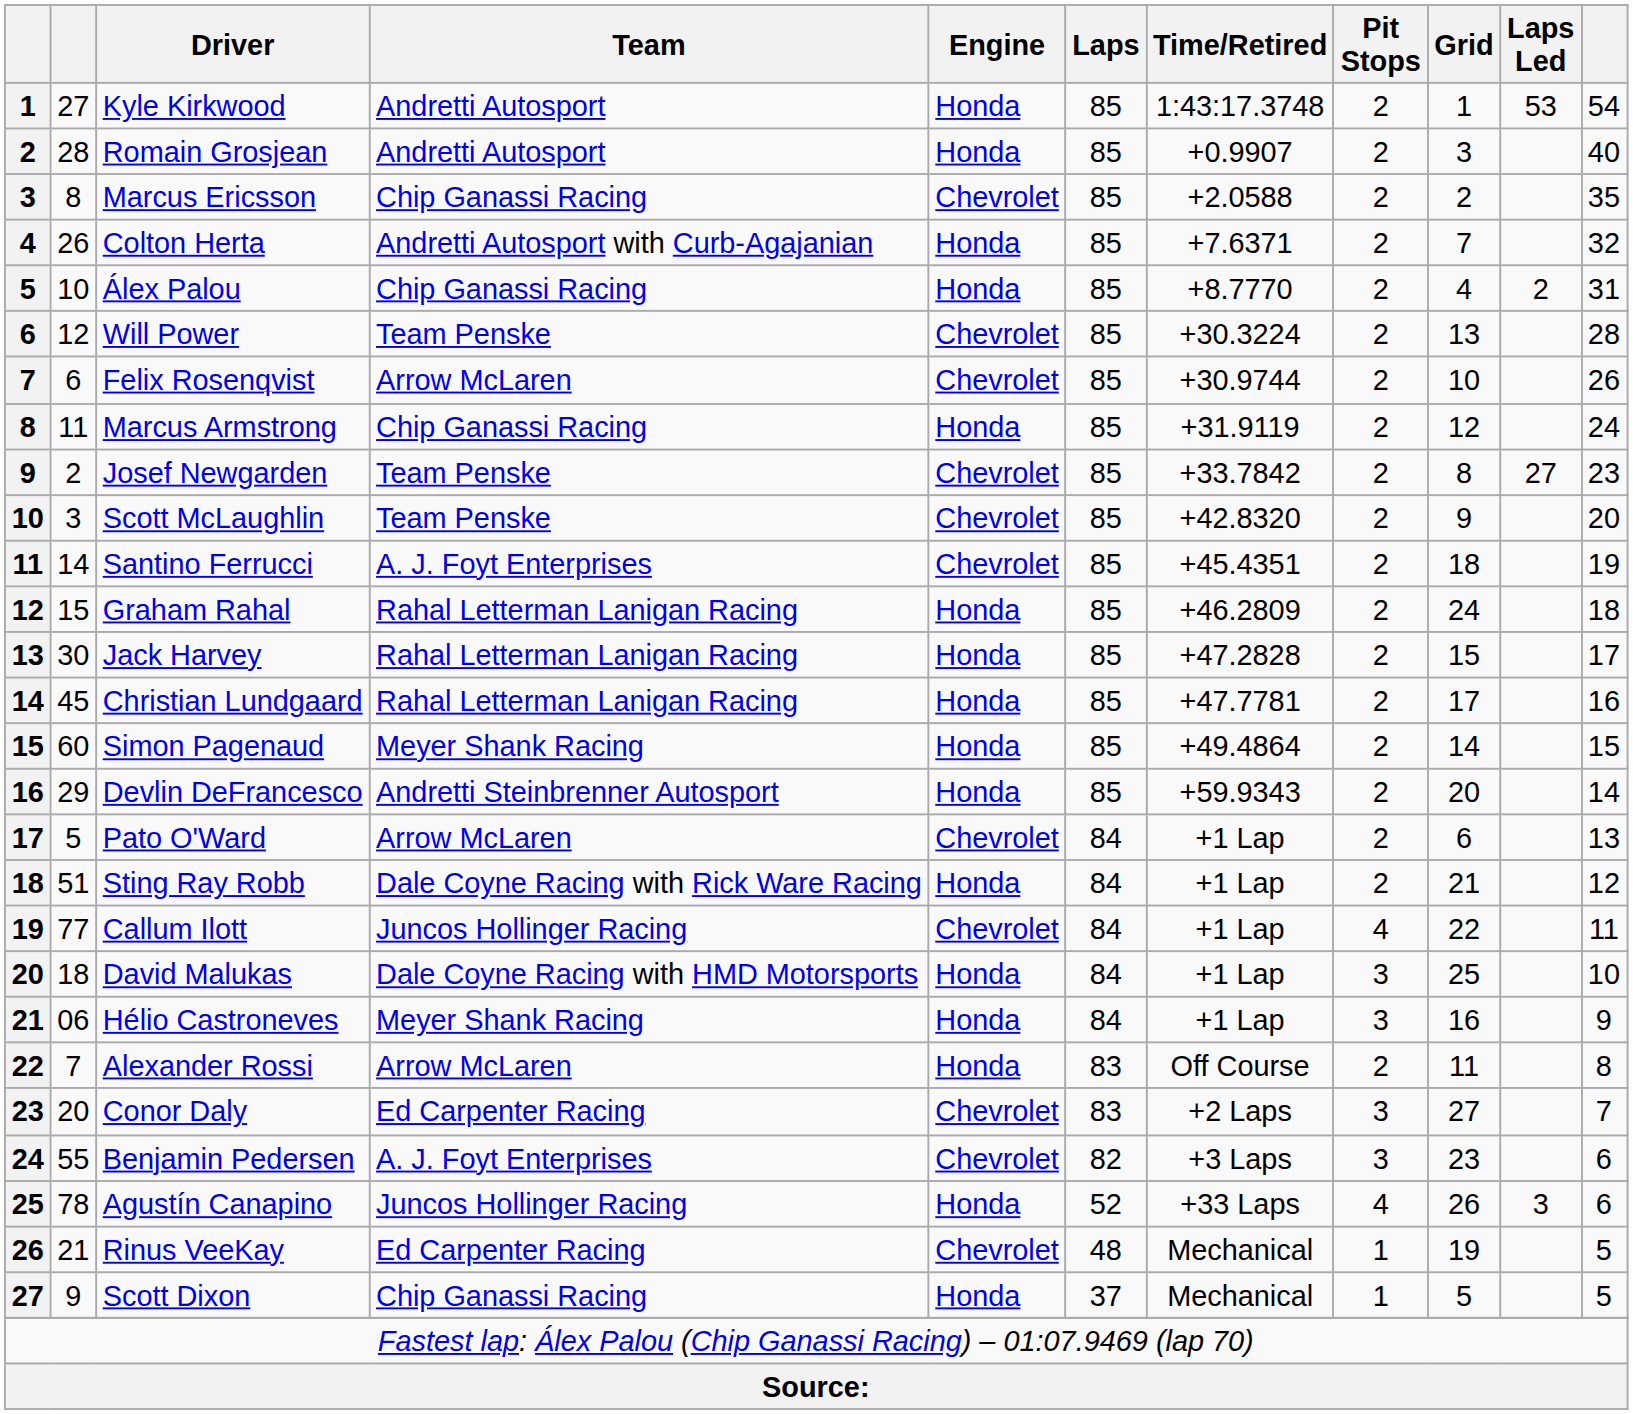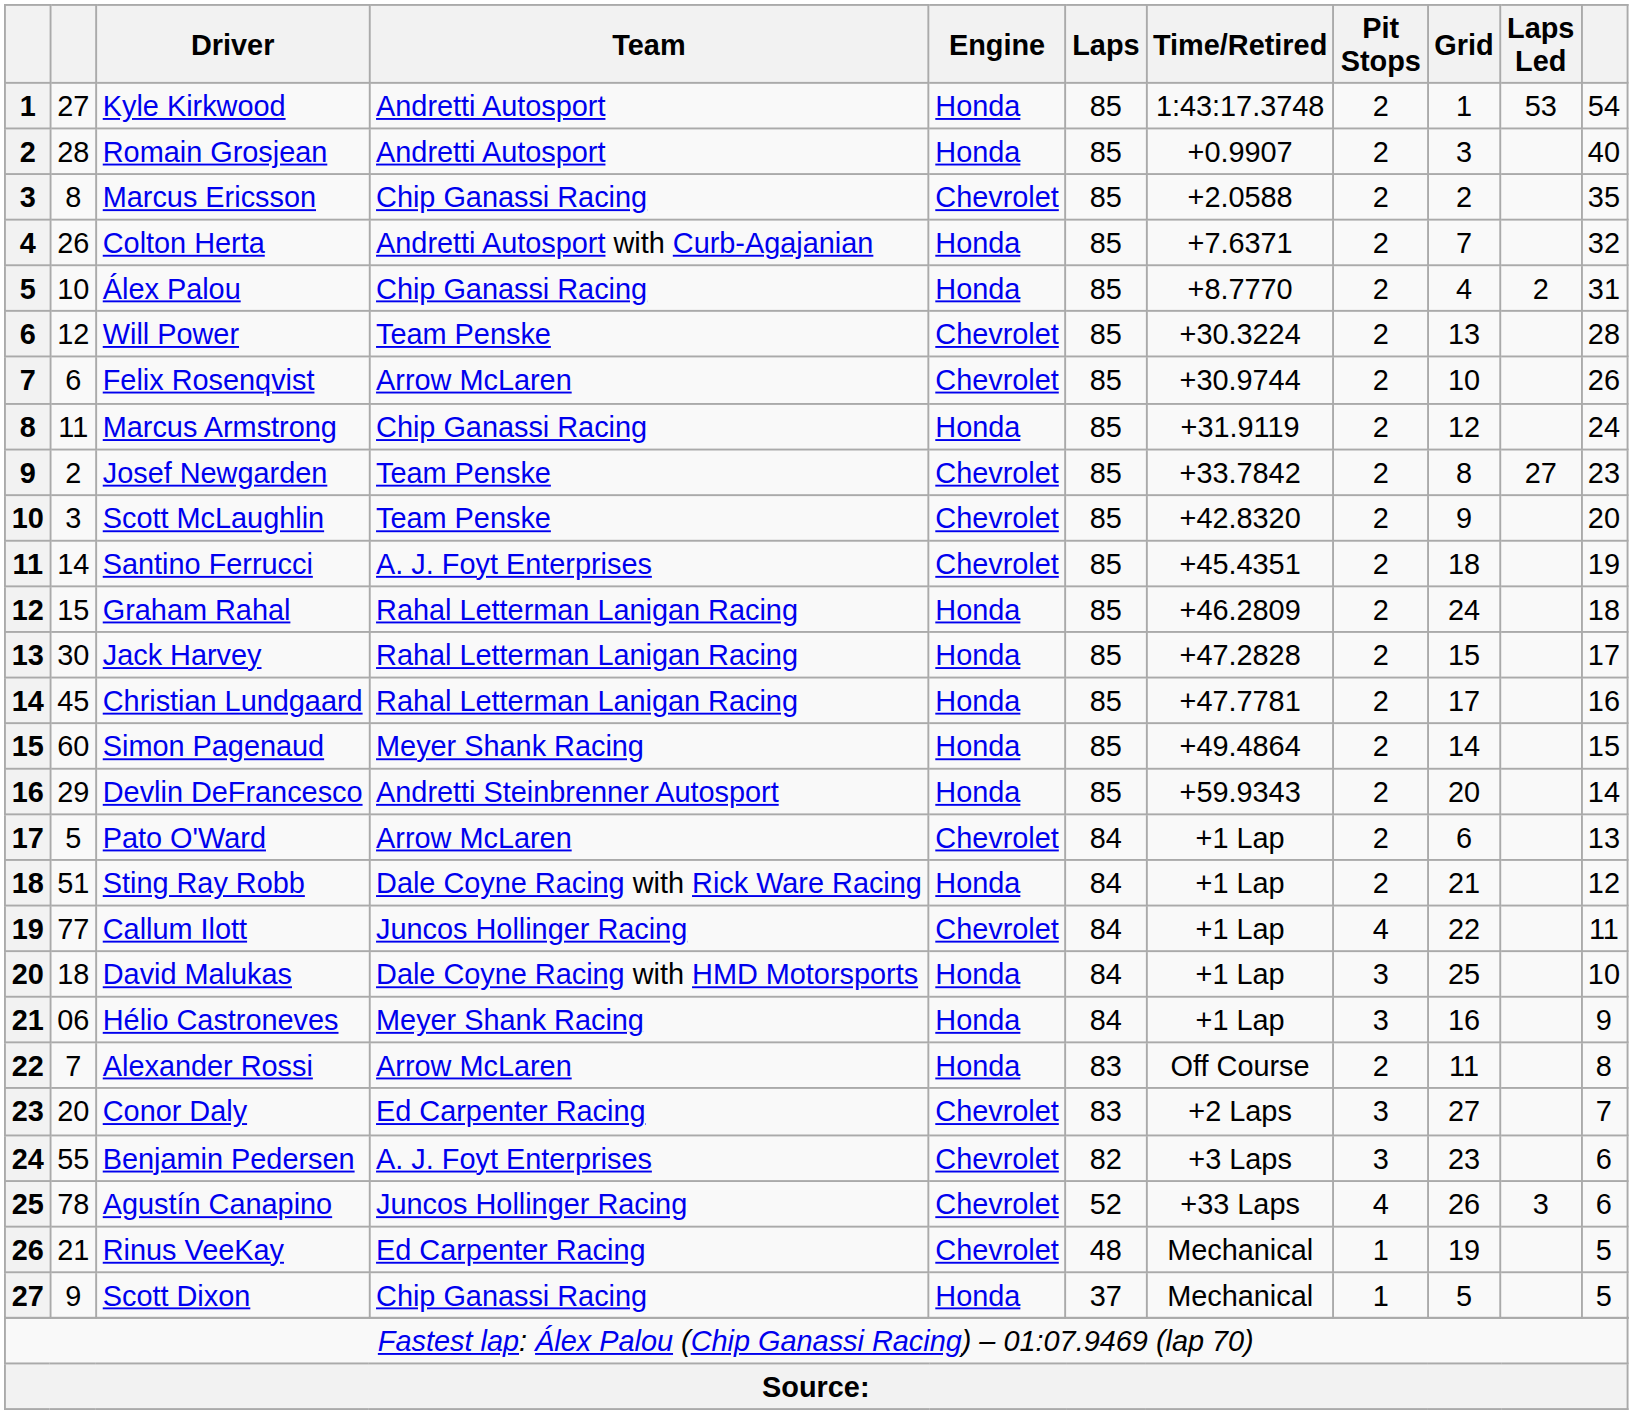(978, 1203) Honda -> (997, 1203) Chevrolet
